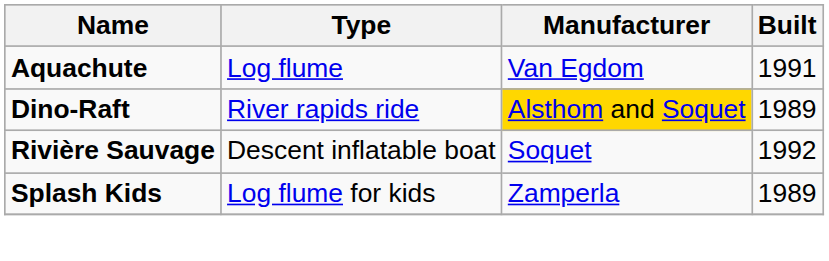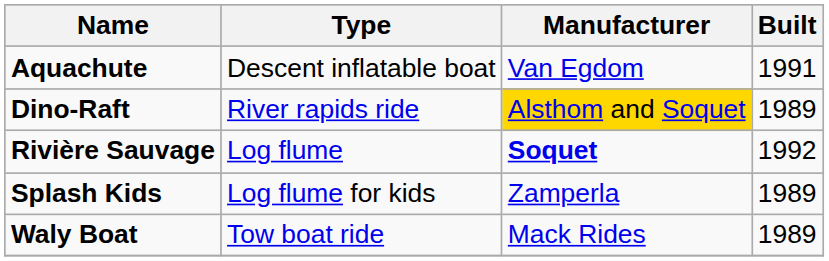(285, 67) Log flume -> (361, 67) Descent inflatable boat
(361, 151) Descent inflatable boat -> (285, 151) Log flume
(550, 151) normal -> (553, 151) bold
+ row: (74, 234)
